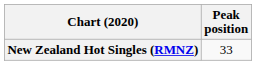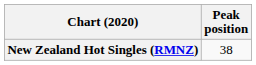(226, 49) 33 -> (226, 49) 38
